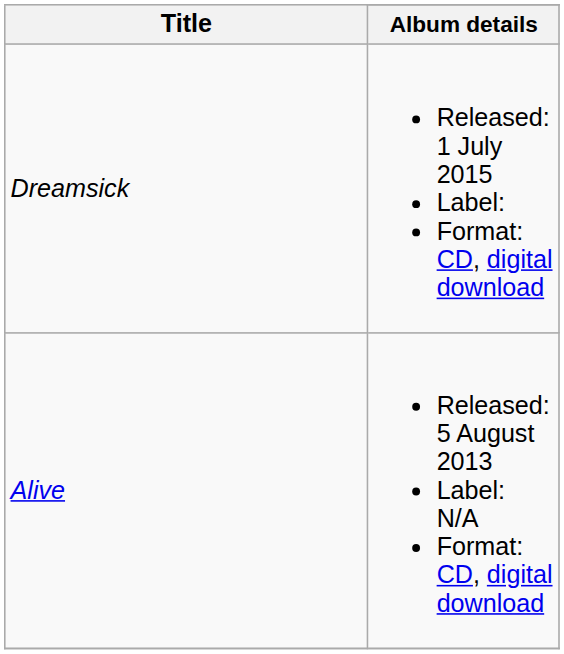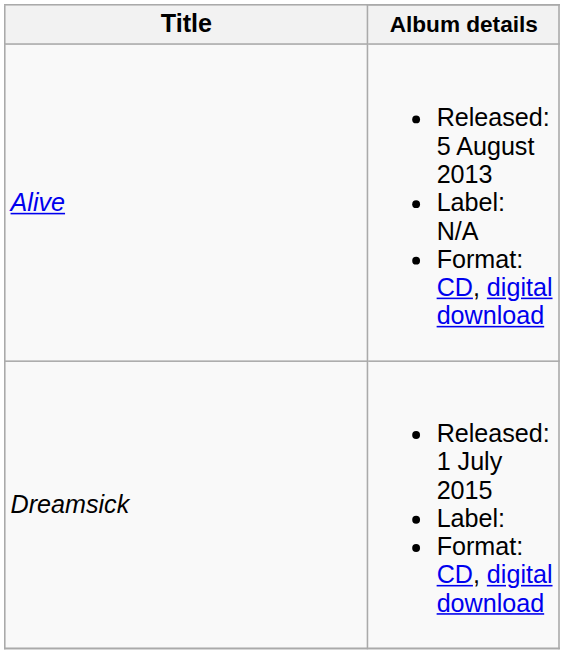rows swapped: (38, 490) <-> (70, 188)
